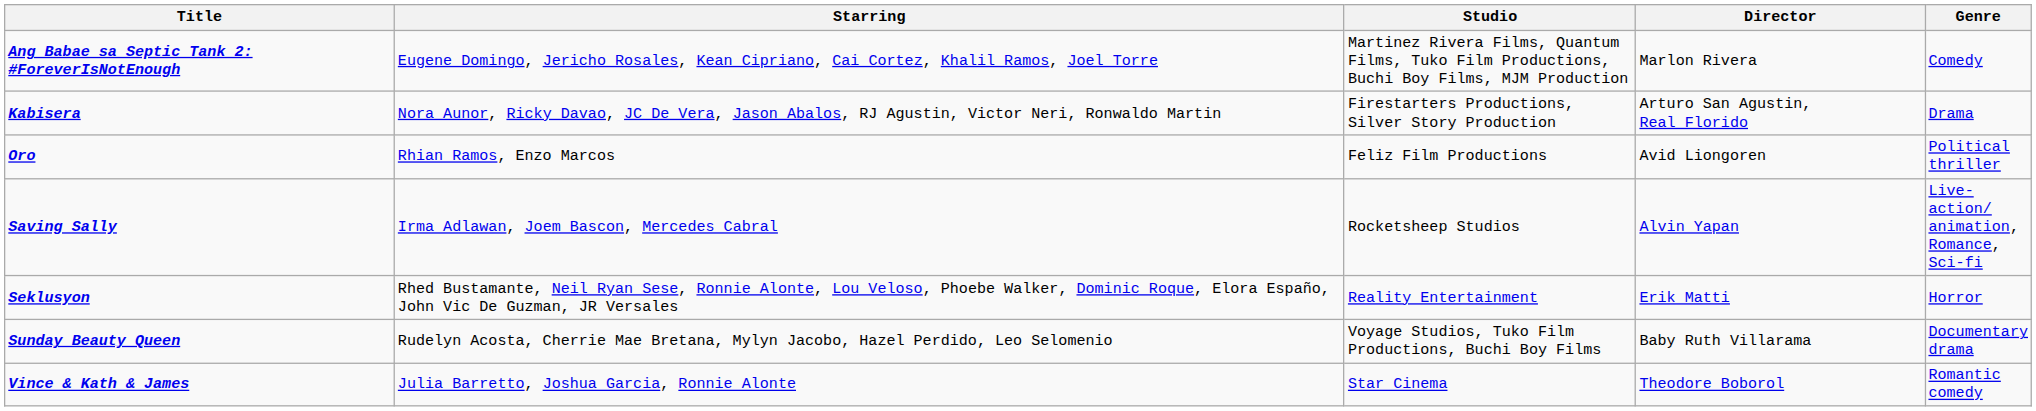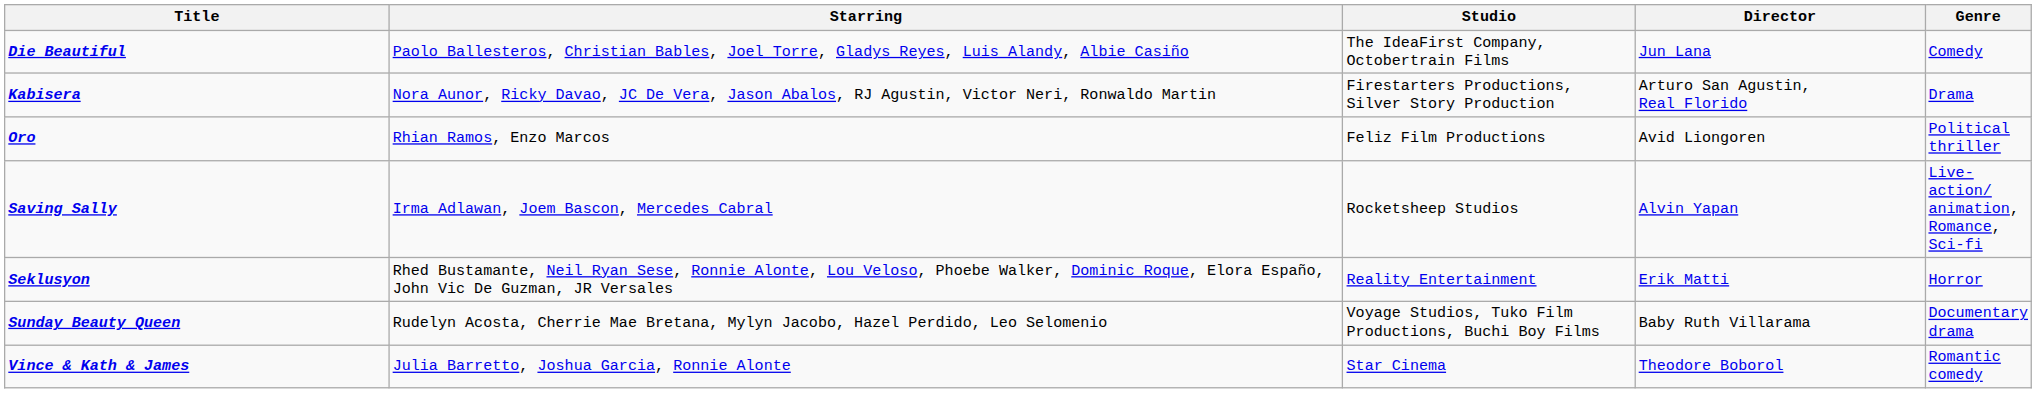- row: (130, 60)
+ row: (67, 51)
